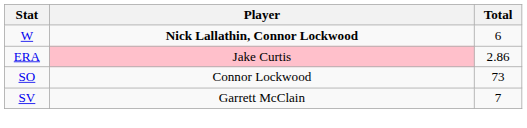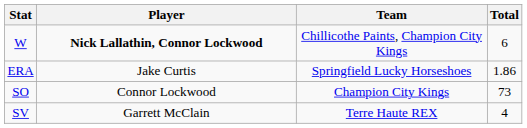+ column: (392, 14)
(262, 56) pink background -> (166, 71) no background
(498, 56) 2.86 -> (504, 71) 1.86
(498, 98) 7 -> (504, 112) 4
